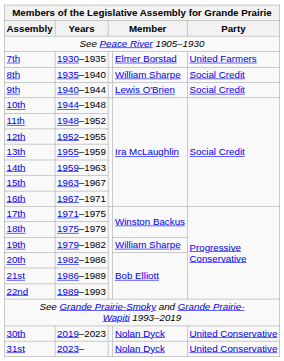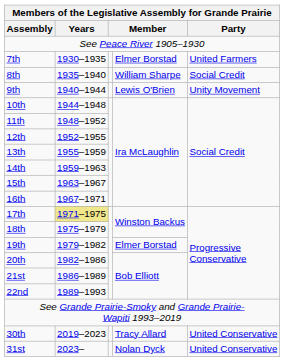(217, 90) Social Credit -> (225, 90) Unity Movement
(82, 214) no background -> (82, 214) khaki background
(148, 245) William Sharpe -> (146, 245) Elmer Borstad
(140, 333) Nolan Dyck -> (141, 333) Tracy Allard
